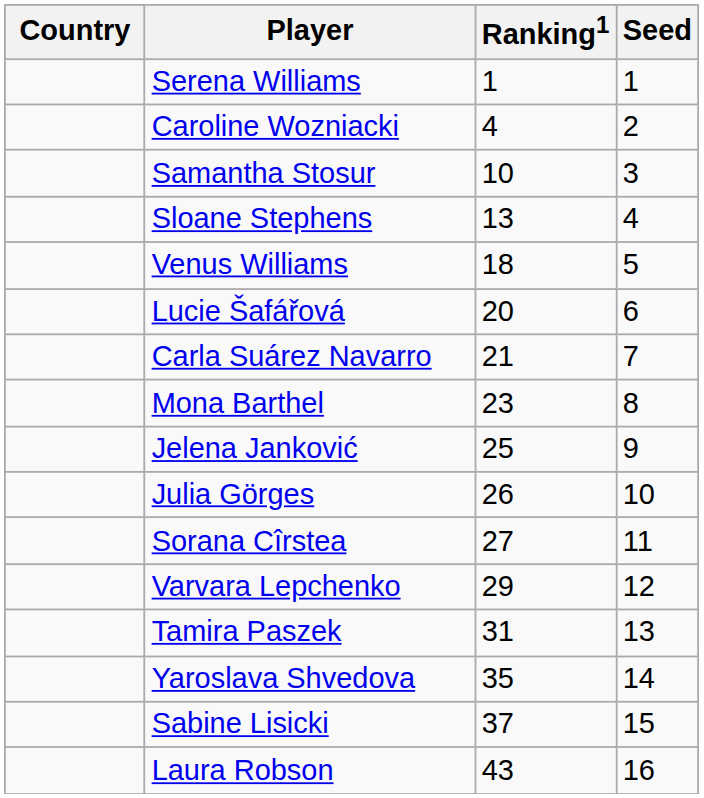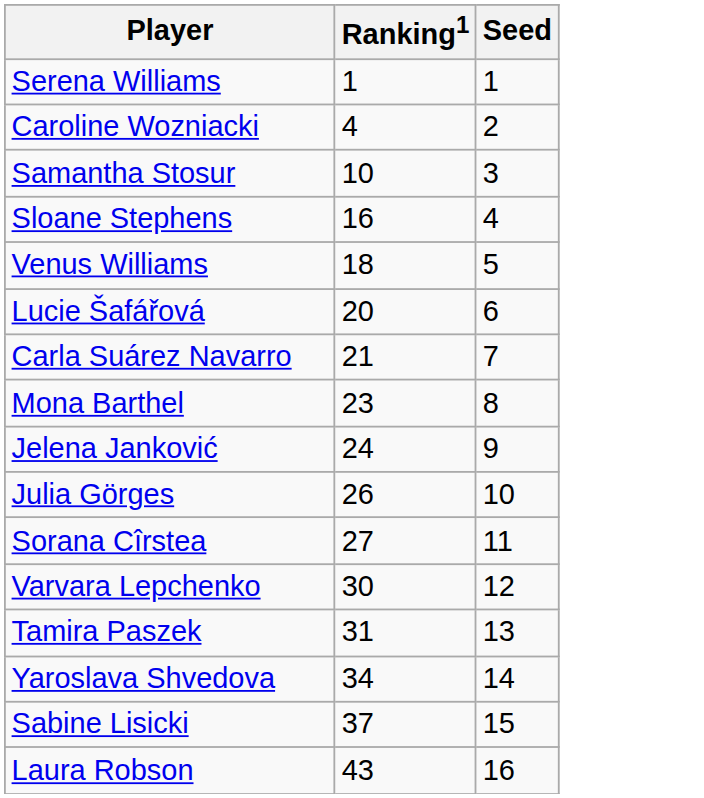- column: (75, 31)
(498, 219) 13 -> (358, 219) 16
(498, 448) 25 -> (358, 448) 24
(498, 586) 29 -> (358, 586) 30
(498, 678) 35 -> (358, 678) 34
